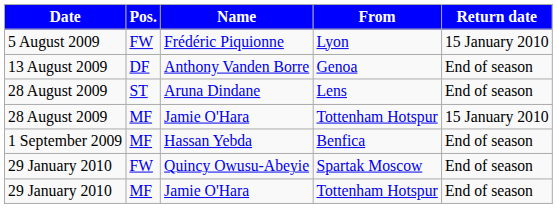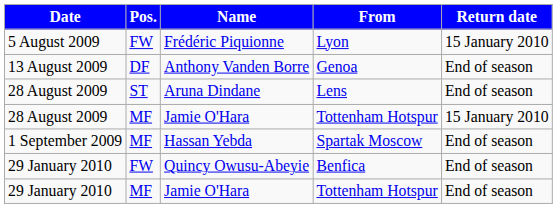(341, 141) Benfica -> (369, 141) Spartak Moscow
(369, 166) Spartak Moscow -> (341, 166) Benfica
